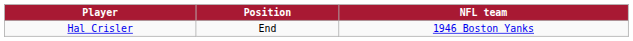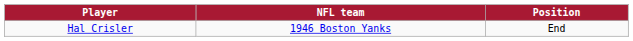columns swapped: (267, 12) <-> (483, 12)
